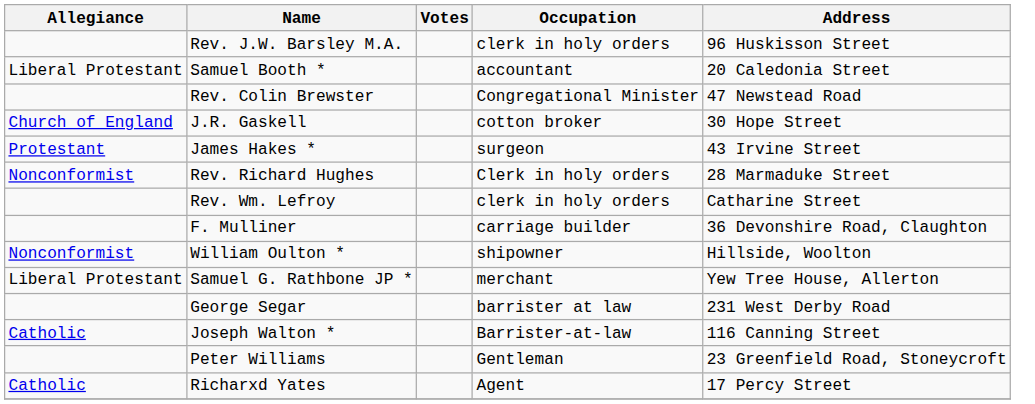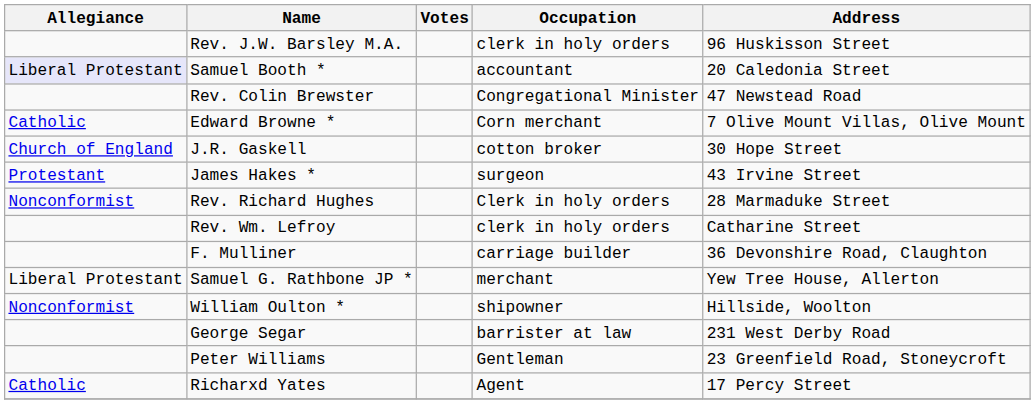(96, 70) no background -> (96, 70) lavender background
+ row: (263, 123)
rows swapped: (268, 254) <-> (302, 280)
- row: (263, 333)
